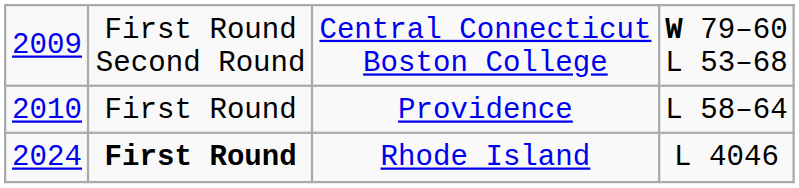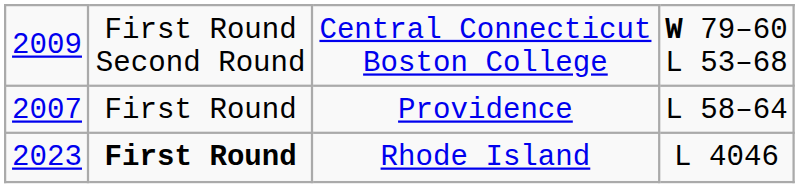(47, 110) 2010 -> (47, 110) 2007
(47, 157) 2024 -> (47, 157) 2023
